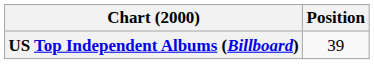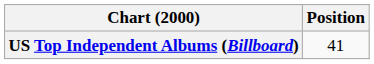(336, 44) 39 -> (336, 44) 41
